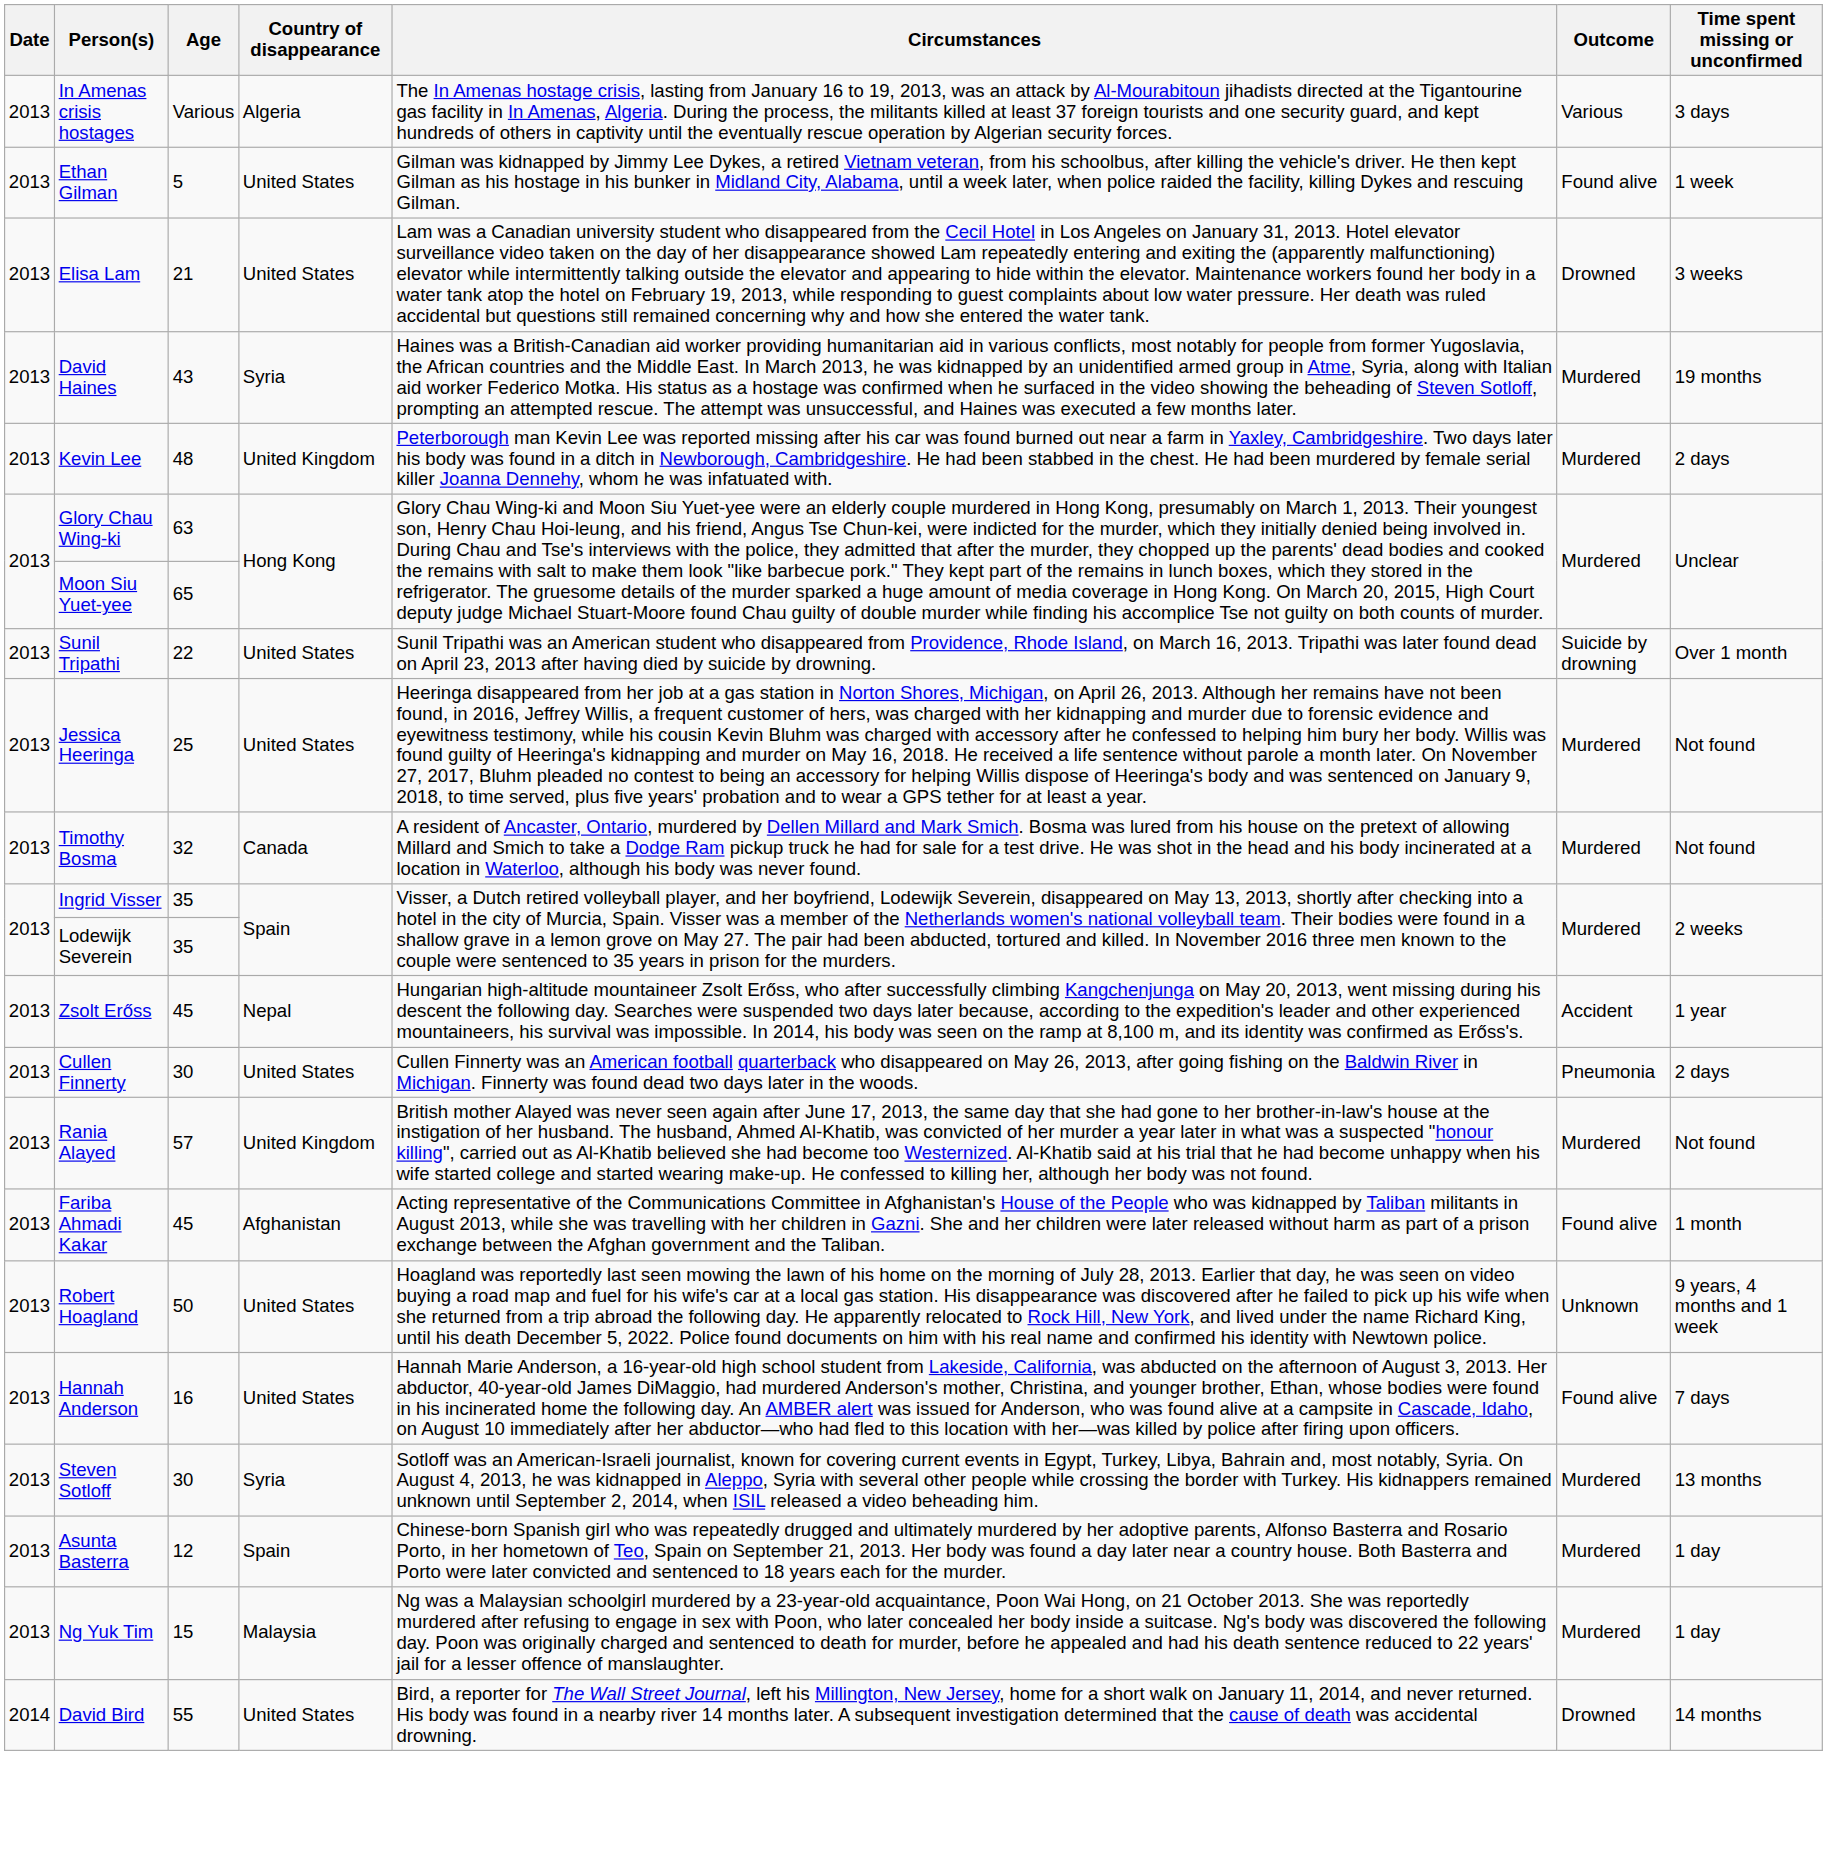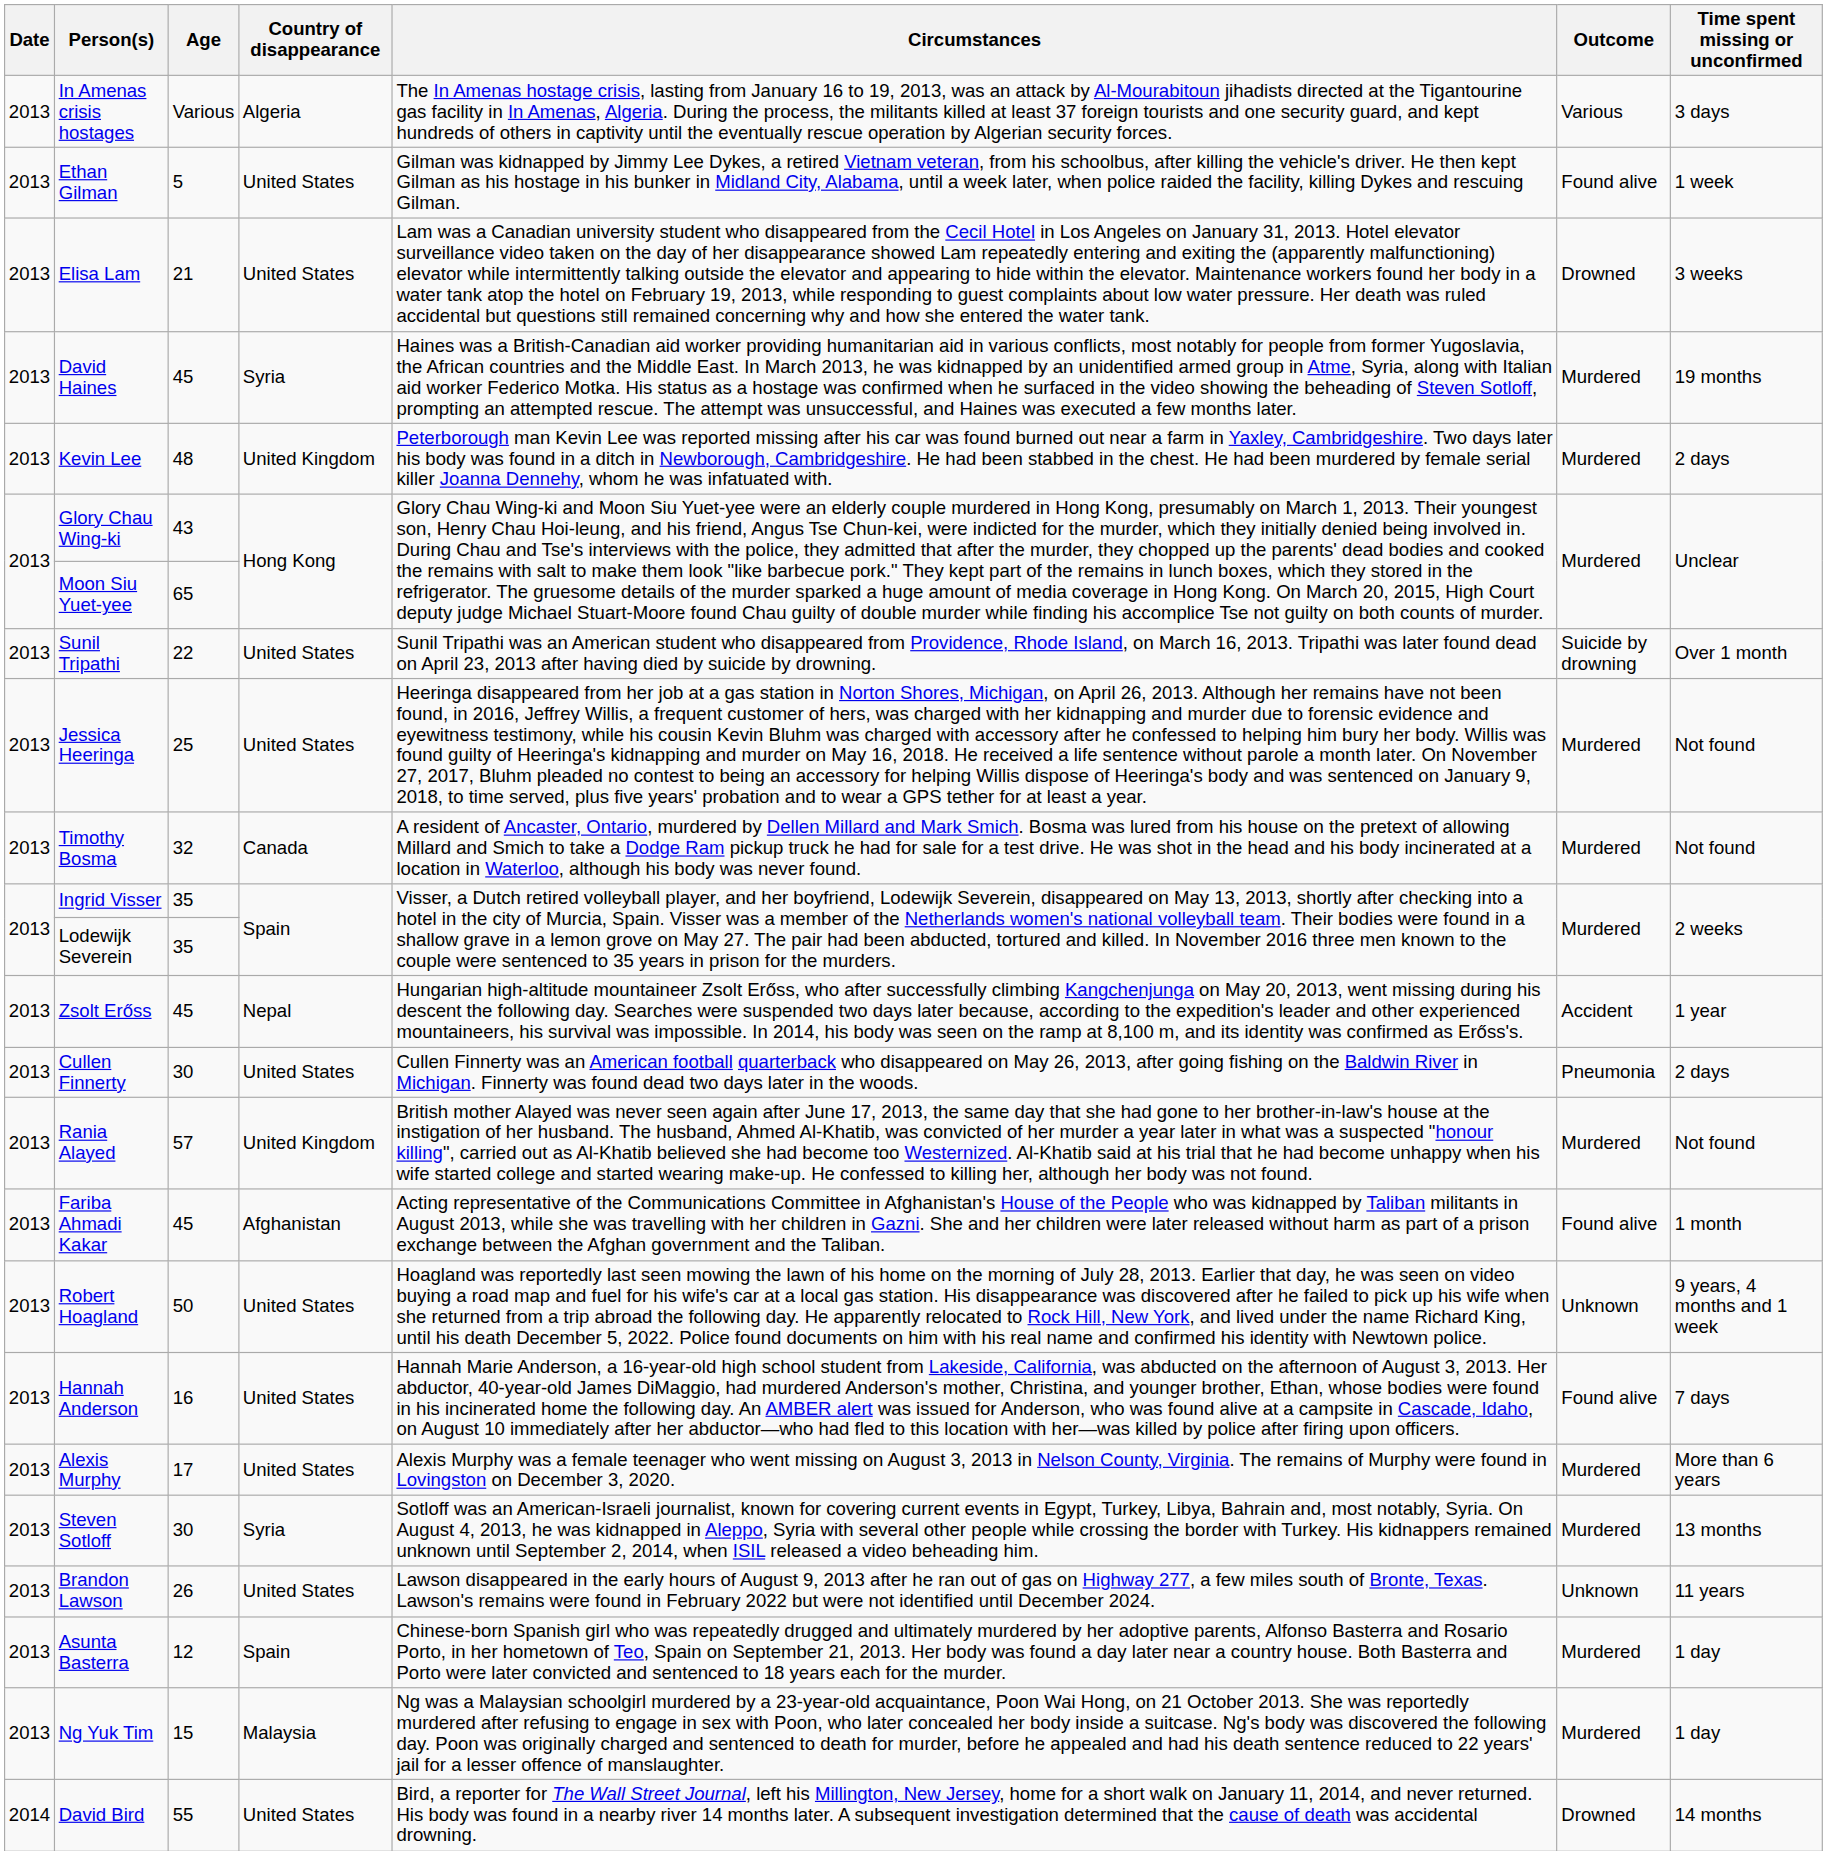(183, 377) 43 -> (183, 377) 45
(183, 527) 63 -> (183, 527) 43
+ row: (90, 1469)
+ row: (94, 1591)
